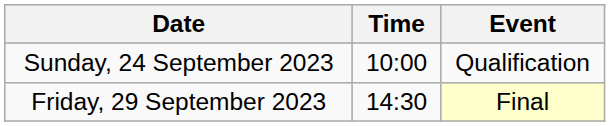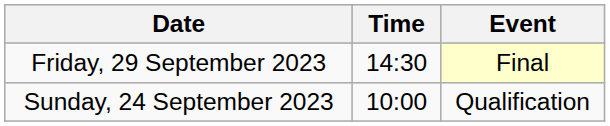rows swapped: (179, 62) <-> (179, 101)
